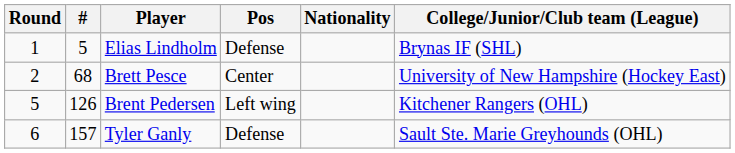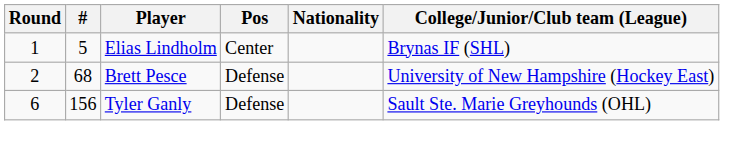(255, 47) Defense -> (249, 47) Center
(249, 76) Center -> (255, 76) Defense
- row: (160, 104)
(83, 133) 157 -> (83, 104) 156
